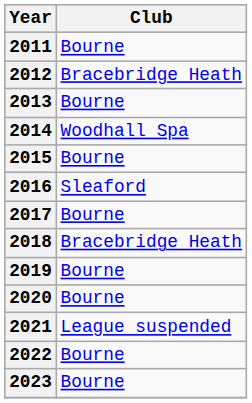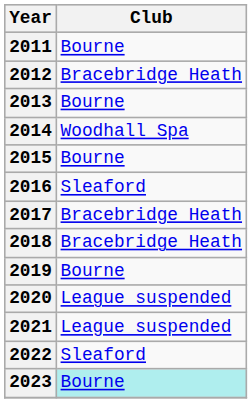(93, 215) Bourne -> (151, 215) Bracebridge Heath
(93, 299) Bourne -> (146, 299) League suspended
(93, 355) Bourne -> (103, 355) Sleaford
(93, 383) no background -> (93, 383) paleturquoise background
